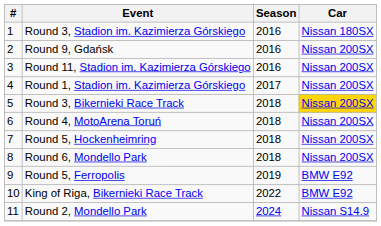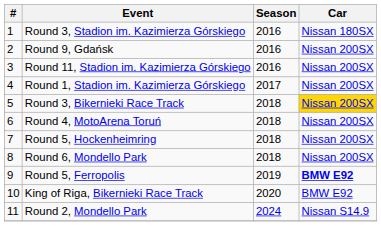(327, 175) normal -> (327, 175) bold
(269, 193) 2022 -> (269, 193) 2020
